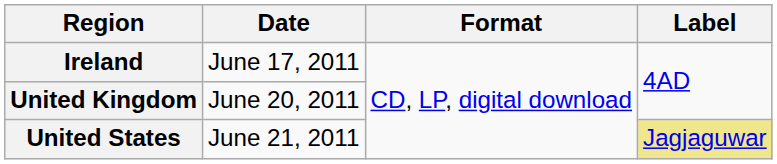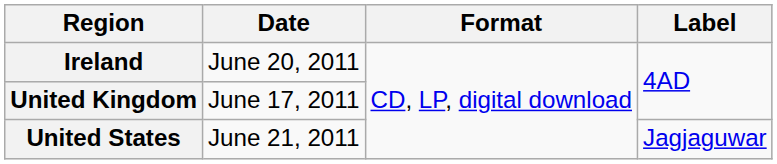(284, 61) June 17, 2011 -> (284, 61) June 20, 2011
(284, 100) June 20, 2011 -> (284, 100) June 17, 2011
(705, 138) khaki background -> (705, 138) no background
